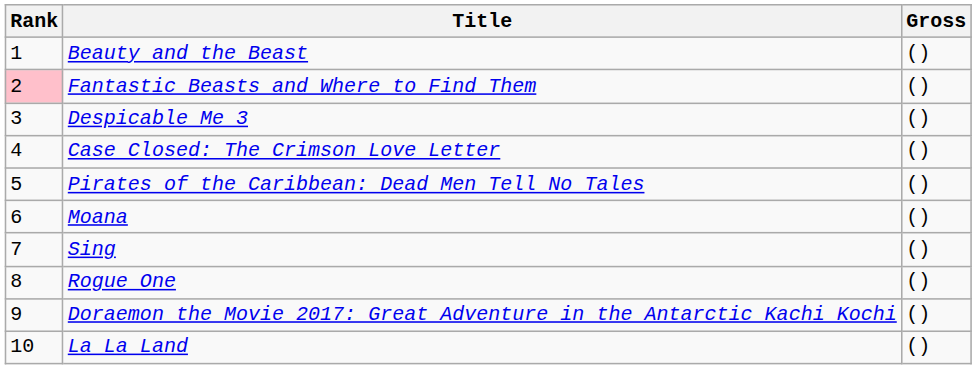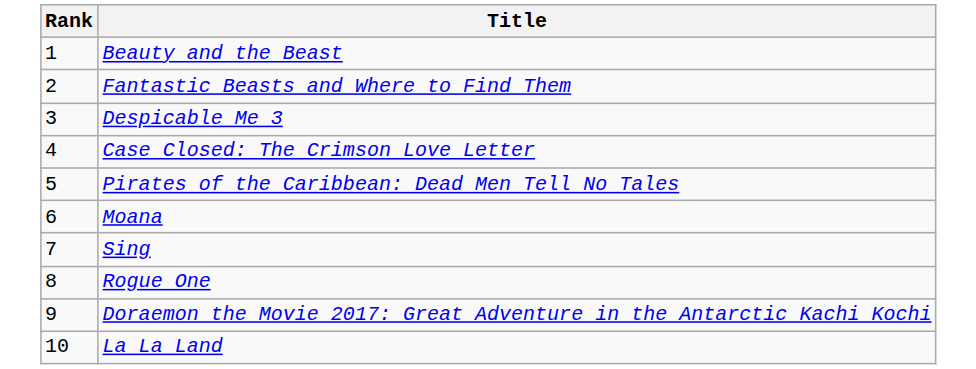- column: (936, 21)
(16, 86) pink background -> (51, 86) no background
